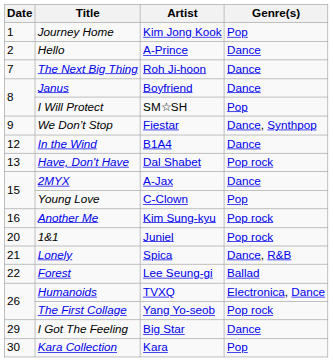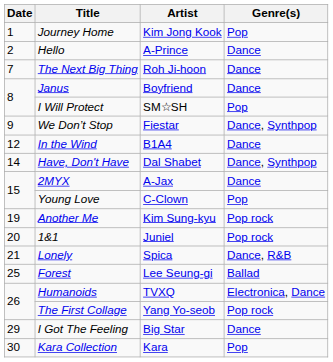(14, 162) 13 -> (14, 162) 14
(250, 162) Pop rock -> (272, 162) Dance, Synthpop
(14, 218) 16 -> (14, 218) 19
(14, 273) 22 -> (14, 273) 25
